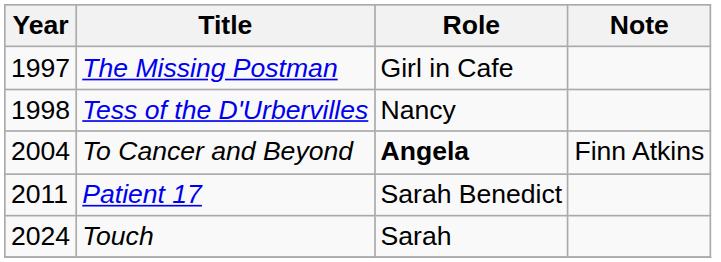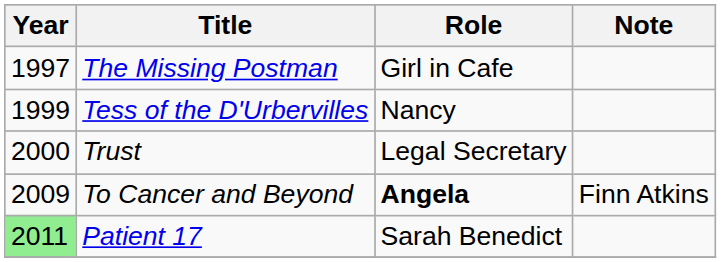(40, 109) 1998 -> (40, 109) 1999
+ row: (112, 151)
(40, 151) 2004 -> (40, 194) 2009
(40, 194) no background -> (40, 236) lightgreen background
- row: (118, 236)
